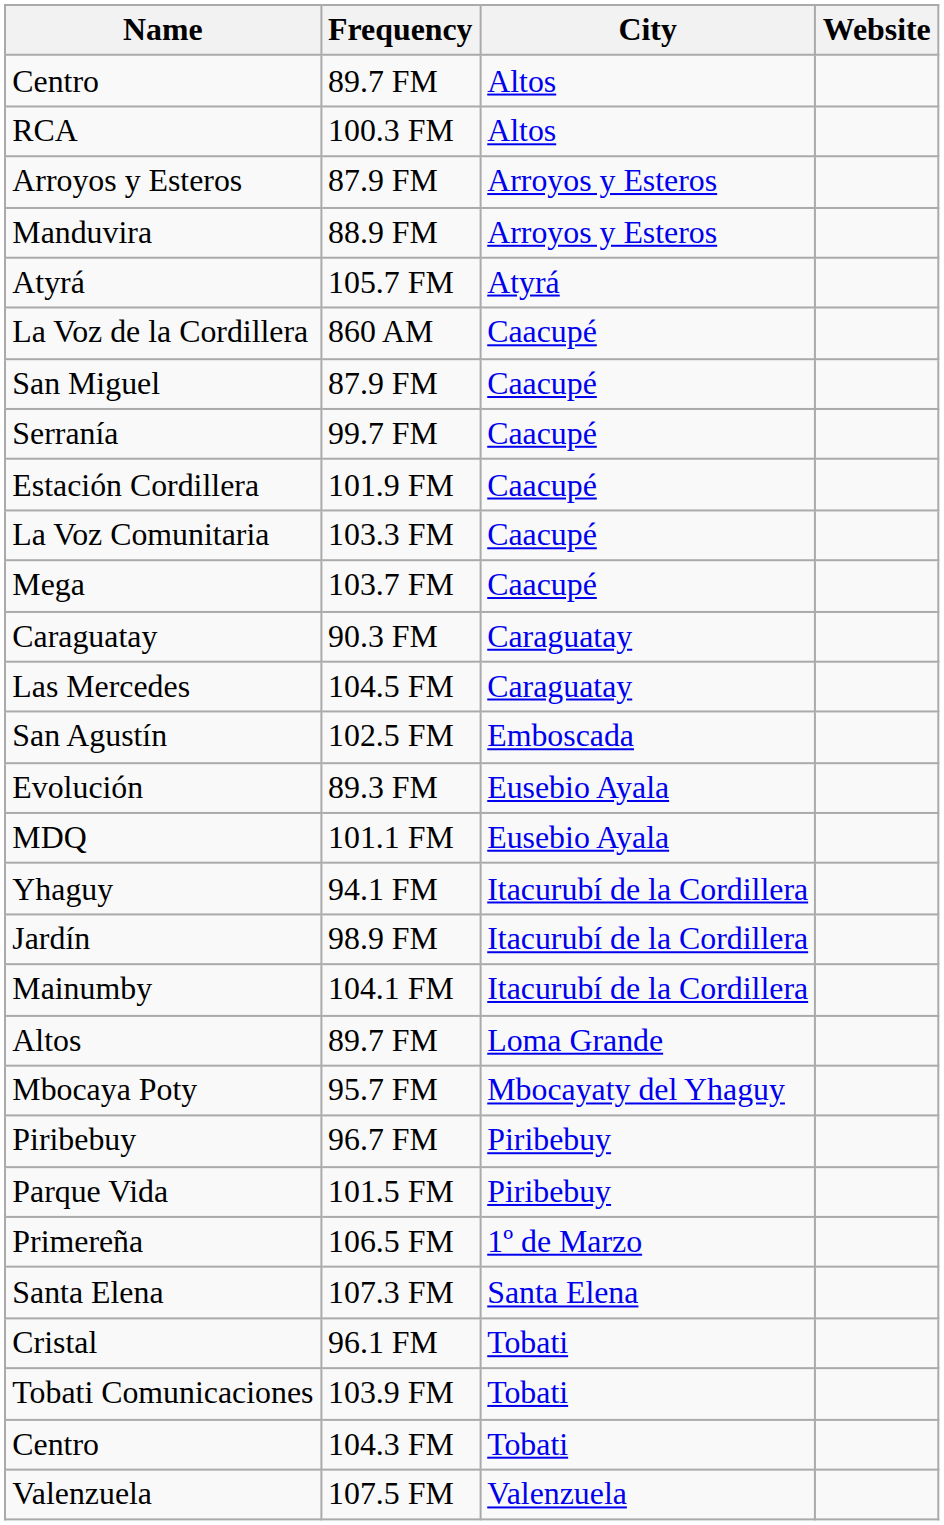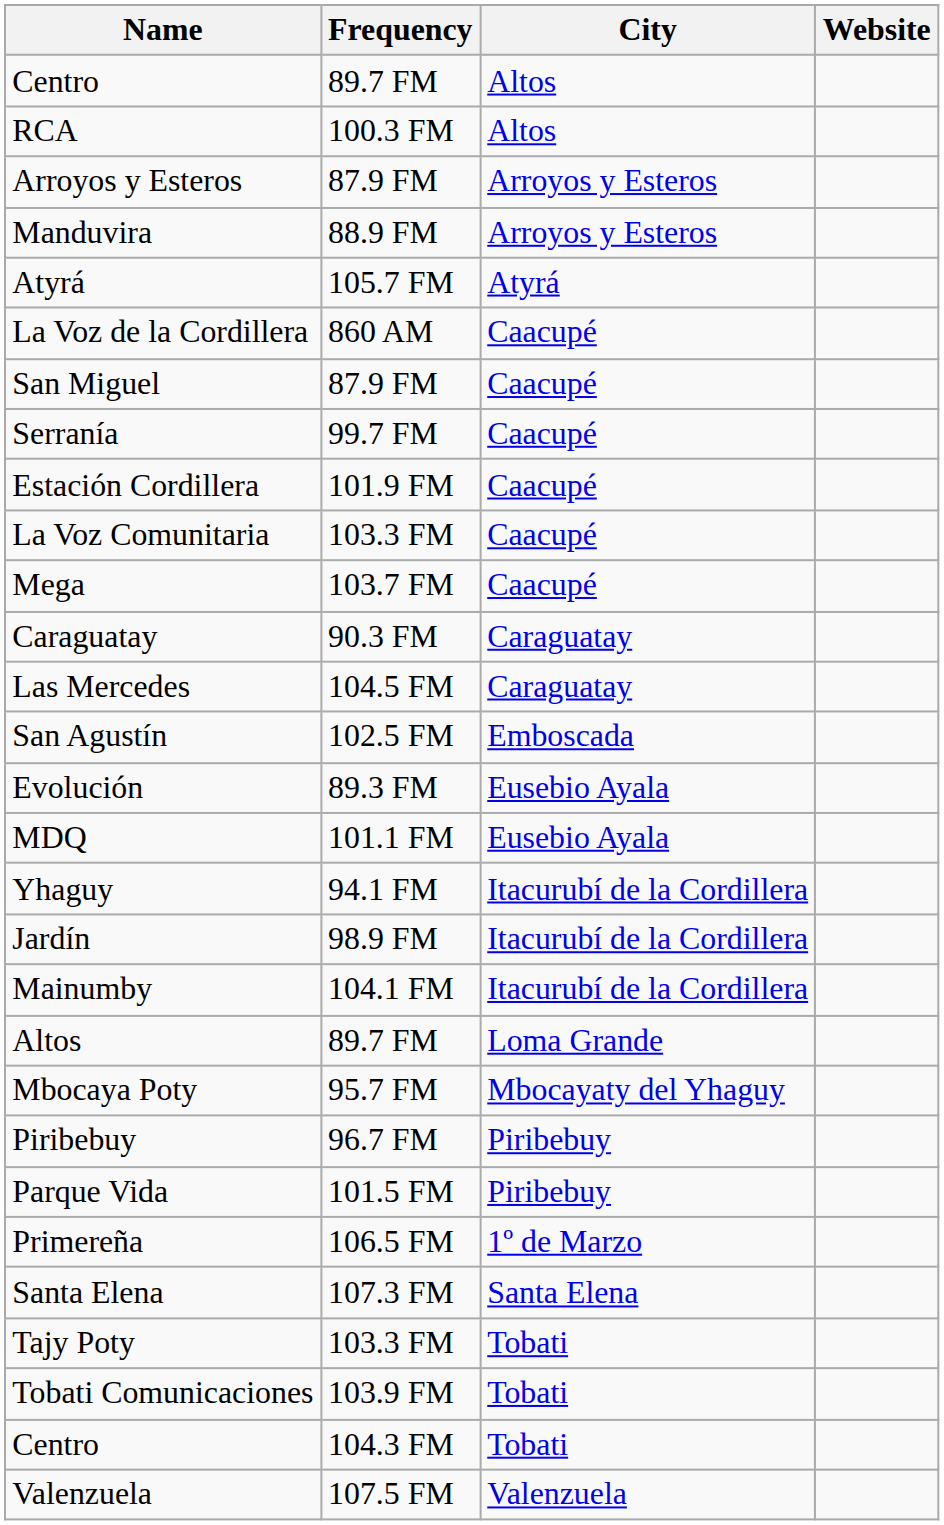- row: (55, 1342)
+ row: (74, 1342)
